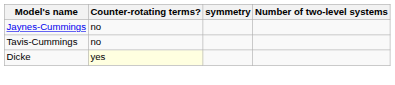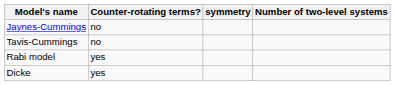+ row: (31, 57)
(98, 57) lightyellow background -> (98, 73) no background
